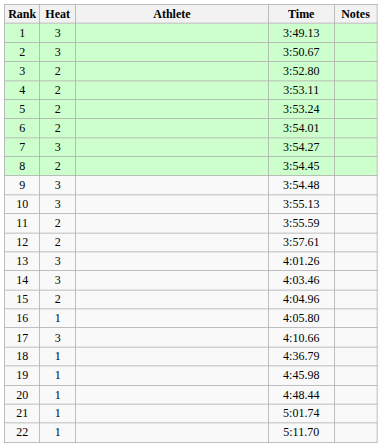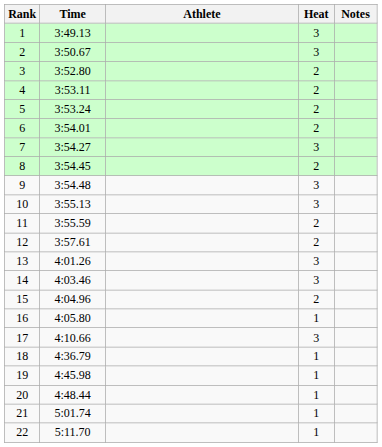columns swapped: (58, 14) <-> (301, 14)
